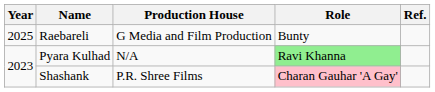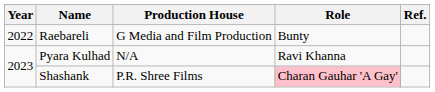(20, 35) 2025 -> (20, 35) 2022
(312, 55) lightgreen background -> (312, 55) no background
